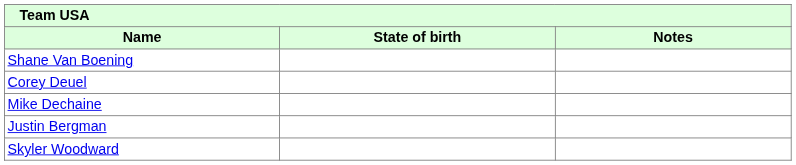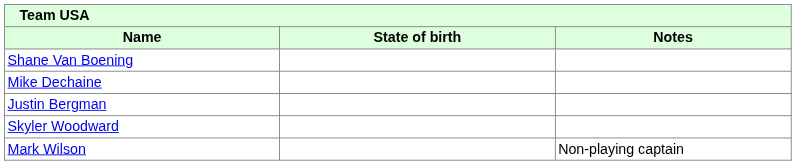- row: (47, 82)
+ row: (47, 149)
